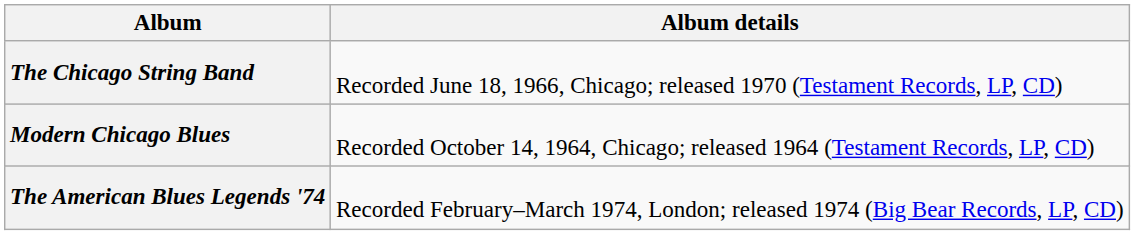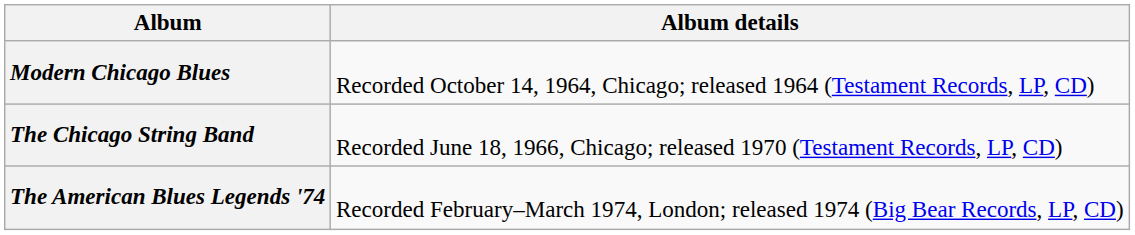rows swapped: (120, 134) <-> (132, 72)
